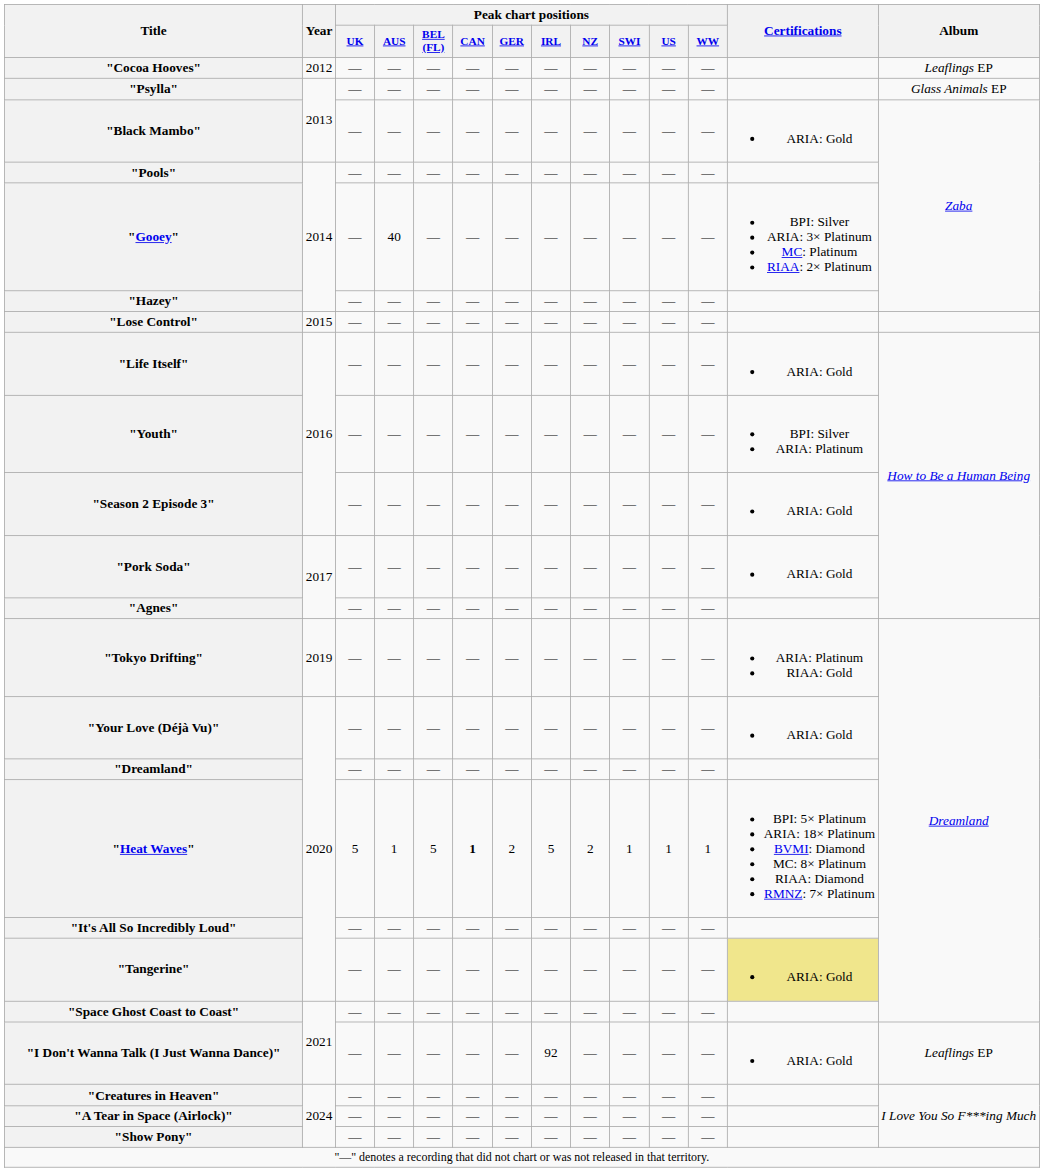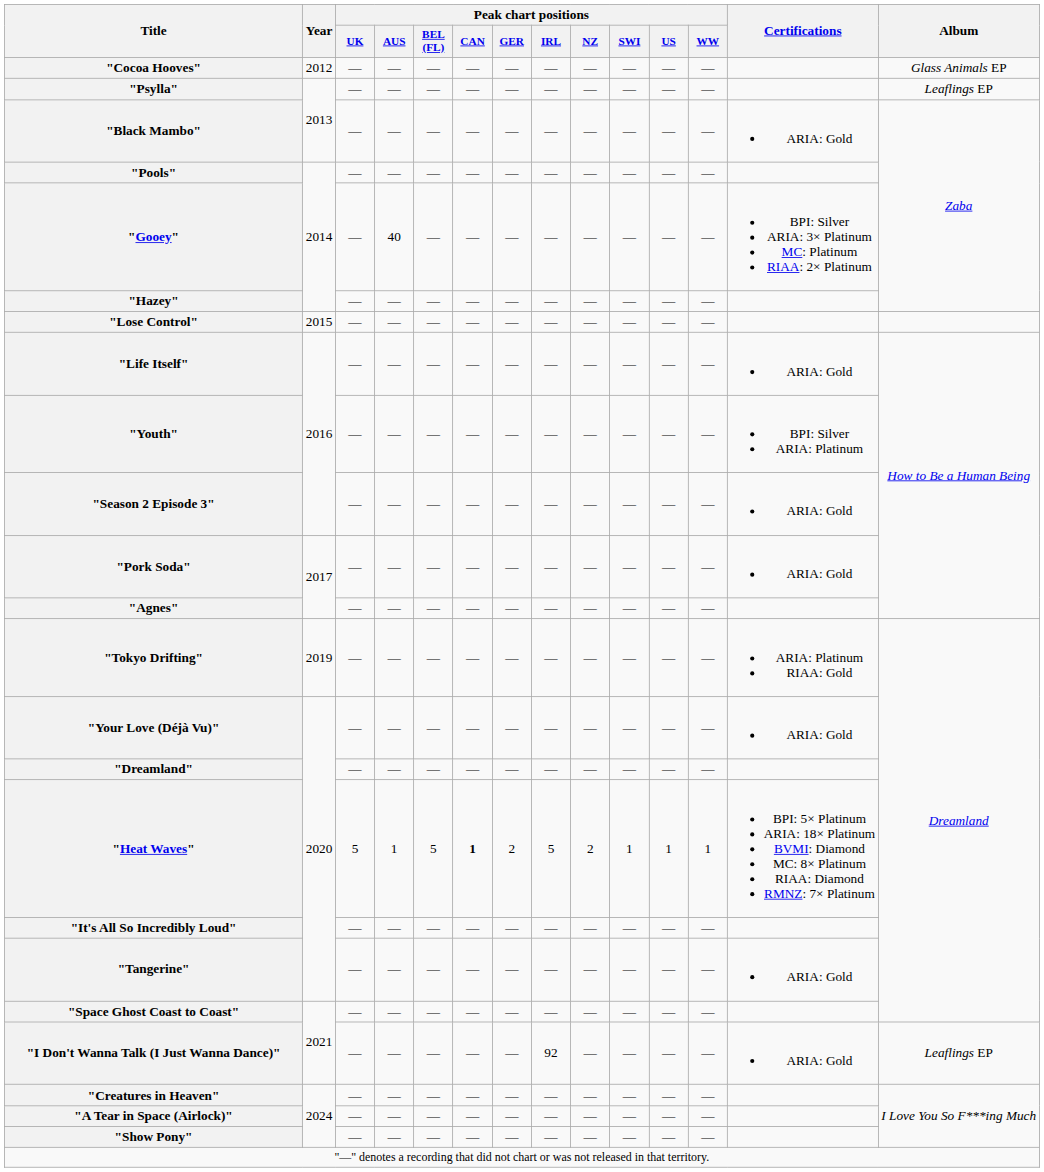(959, 67) Leaflings EP -> (959, 67) Glass Animals EP
(959, 89) Glass Animals EP -> (959, 89) Leaflings EP
(803, 977) khaki background -> (803, 977) no background
